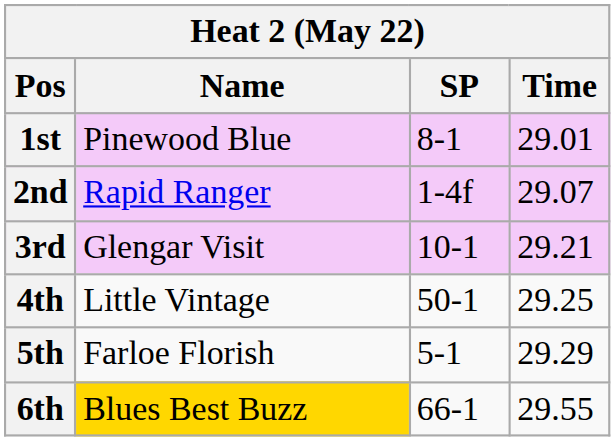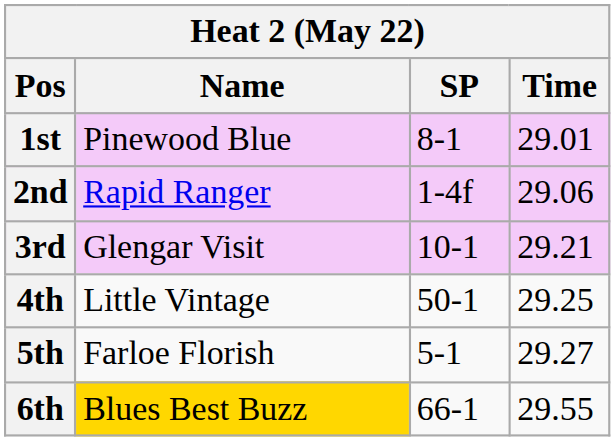(555, 192) 29.07 -> (555, 192) 29.06
(555, 354) 29.29 -> (555, 354) 29.27
